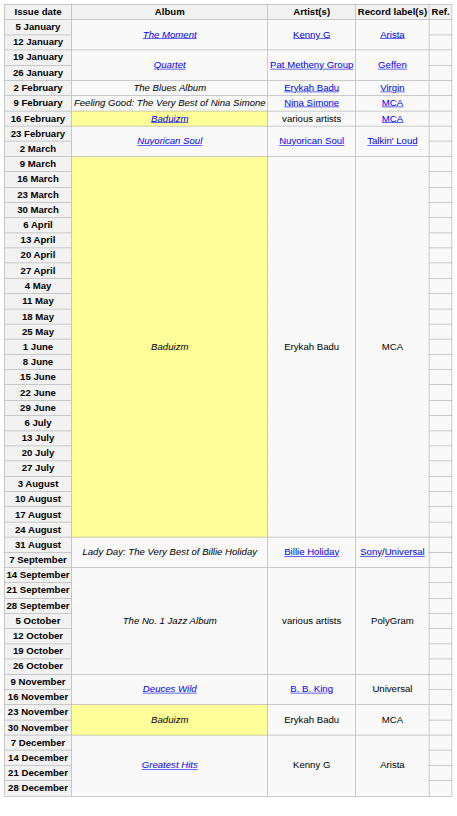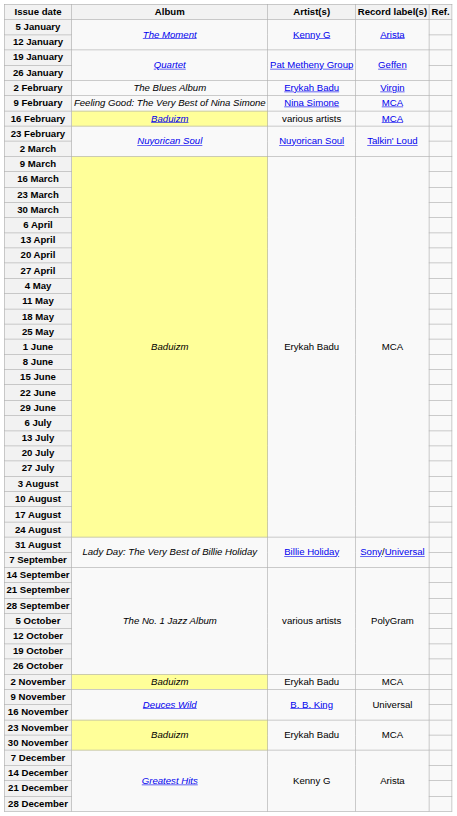+ row: (38, 682)
